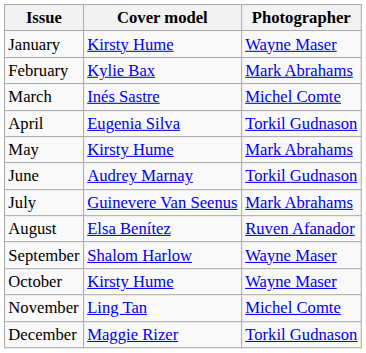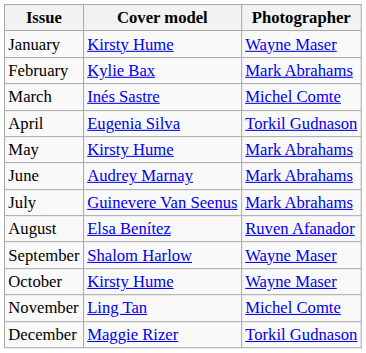(301, 176) Torkil Gudnason -> (299, 176) Mark Abrahams
